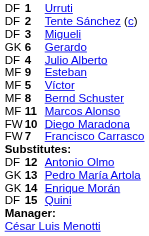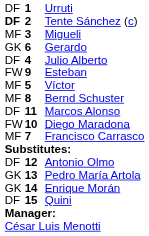(12, 21) normal -> (12, 21) bold
(12, 34) DF -> (13, 34) MF
(13, 72) MF -> (14, 72) FW
(13, 111) MF -> (12, 111) DF
(14, 136) FW -> (13, 136) MF
